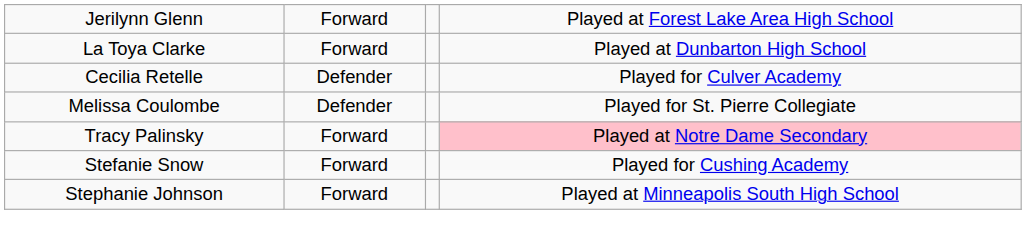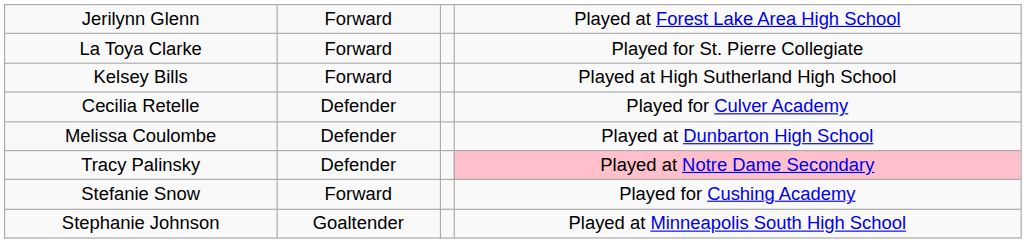(730, 48) Played at Dunbarton High School -> (737, 48) Played for St. Pierre Collegiate
+ row: (141, 77)
(730, 106) Played for St. Pierre Collegiate -> (737, 135) Played at Dunbarton High School
(354, 135) Forward -> (358, 164) Defender
(354, 194) Forward -> (358, 223) Goaltender
